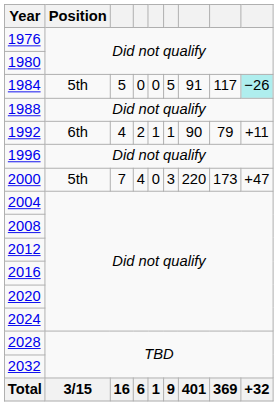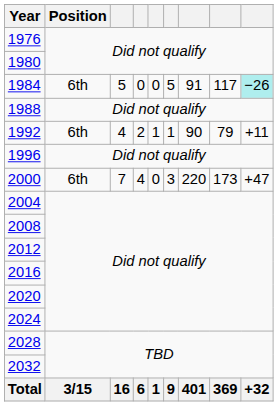(78, 86) 5th -> (78, 86) 6th
(78, 179) 5th -> (78, 179) 6th
